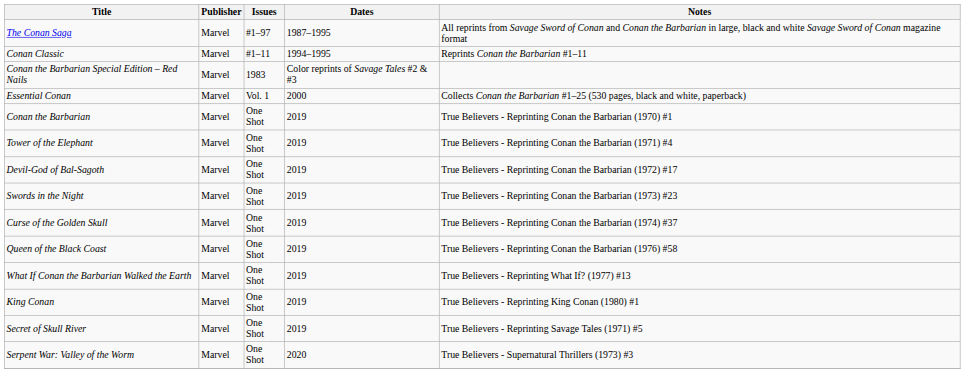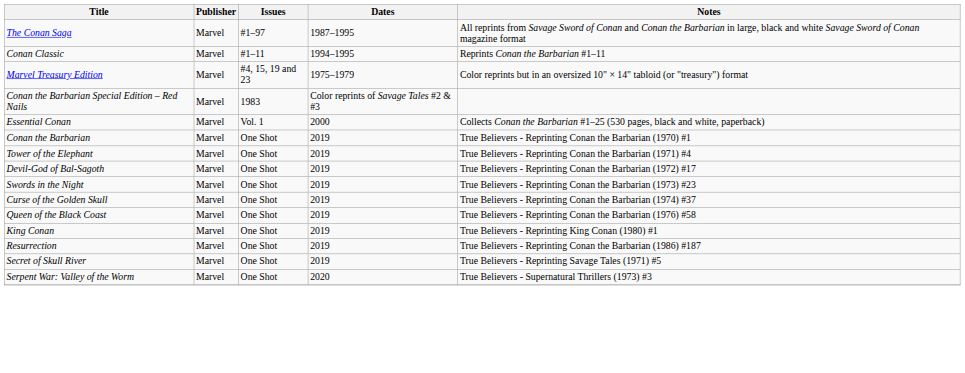+ row: (55, 75)
- row: (99, 275)
+ row: (32, 246)
